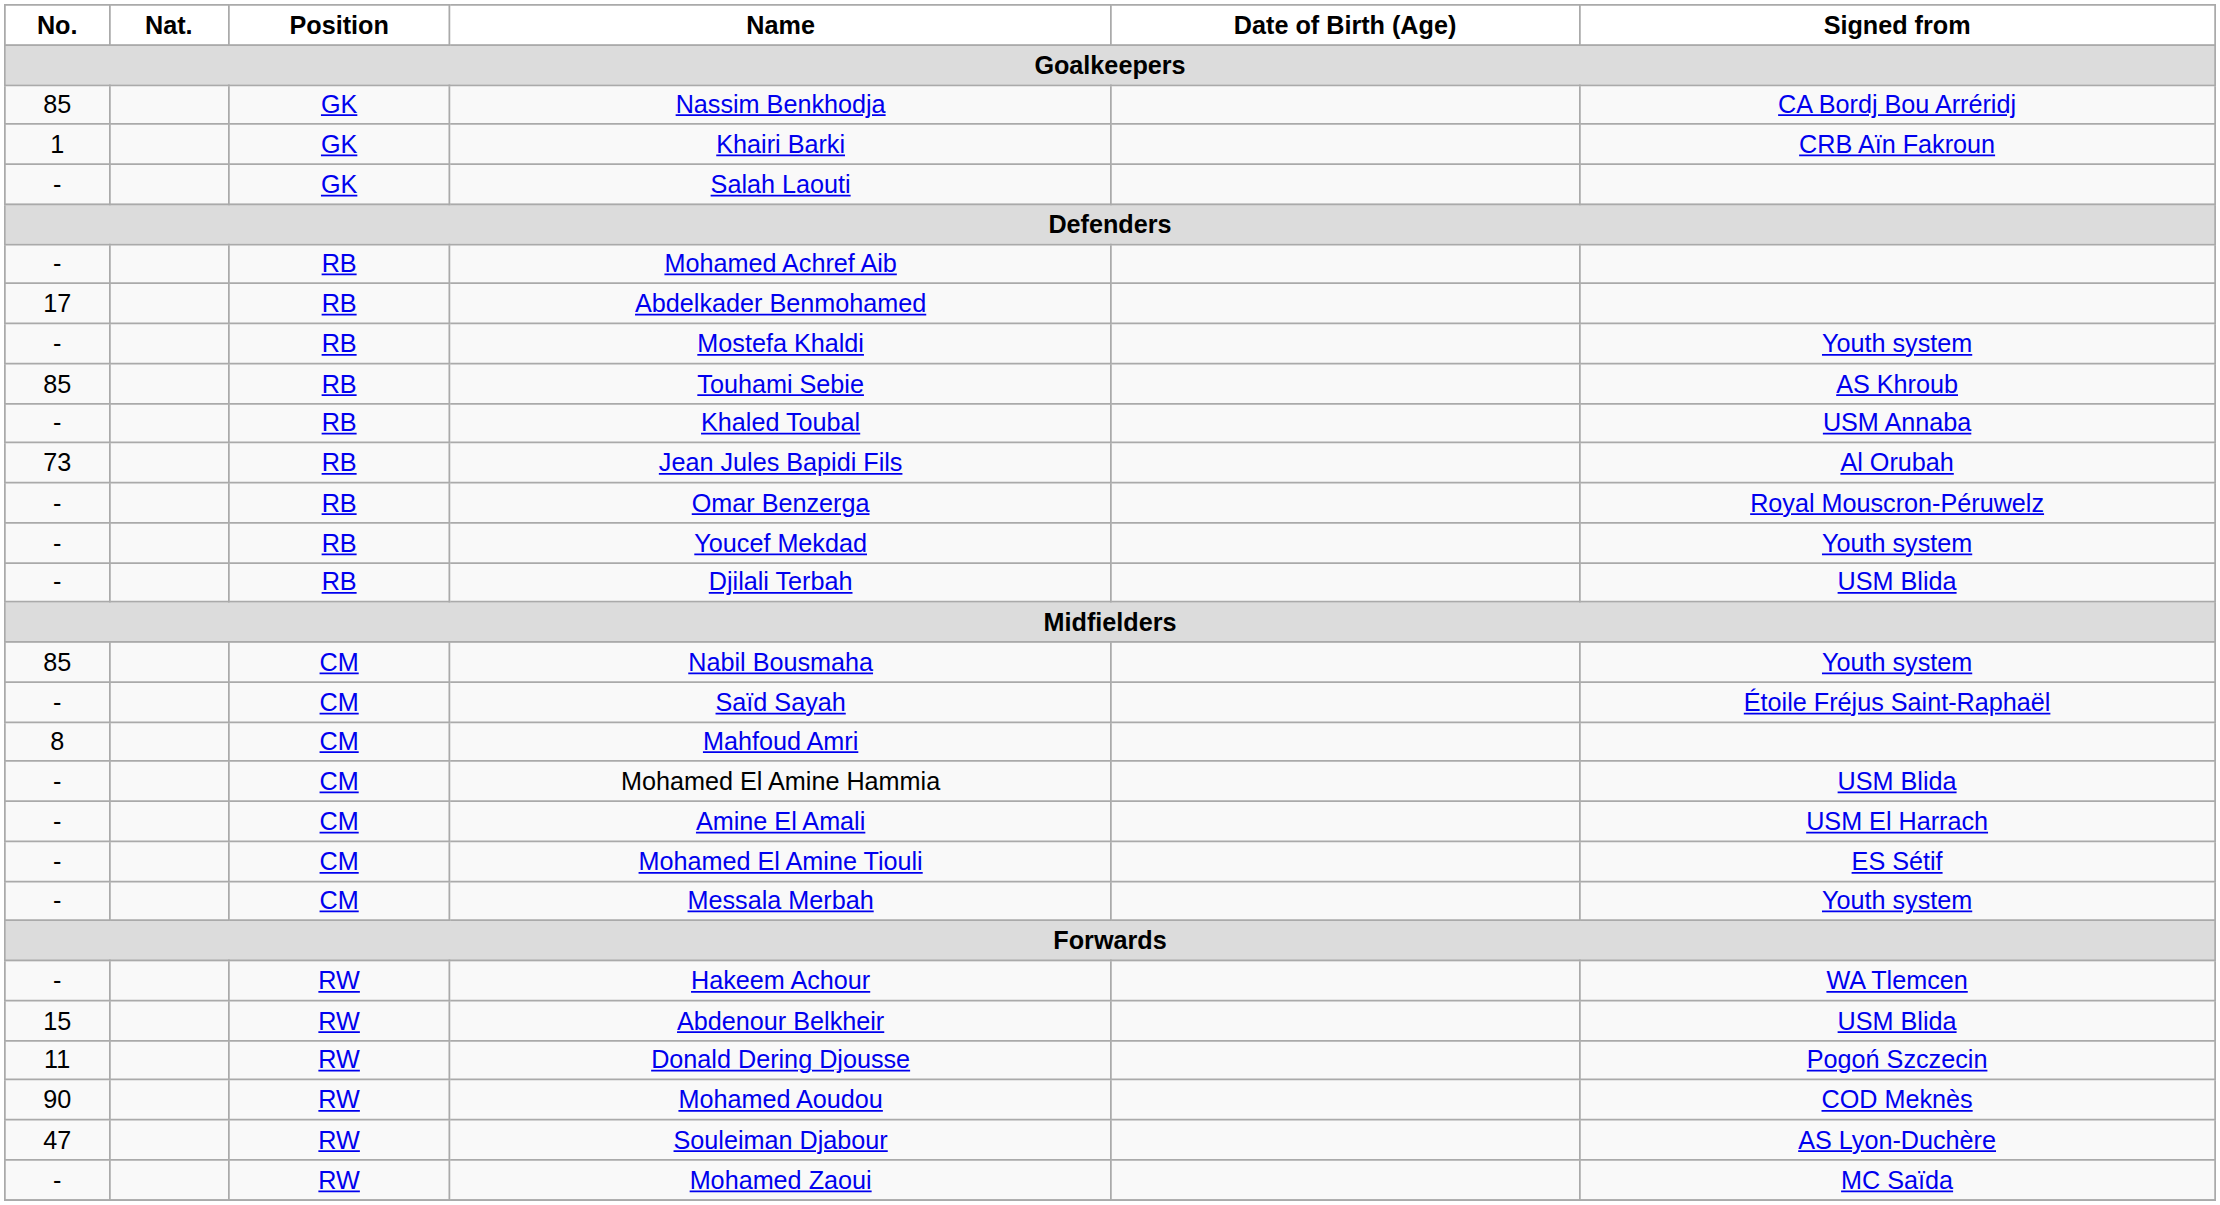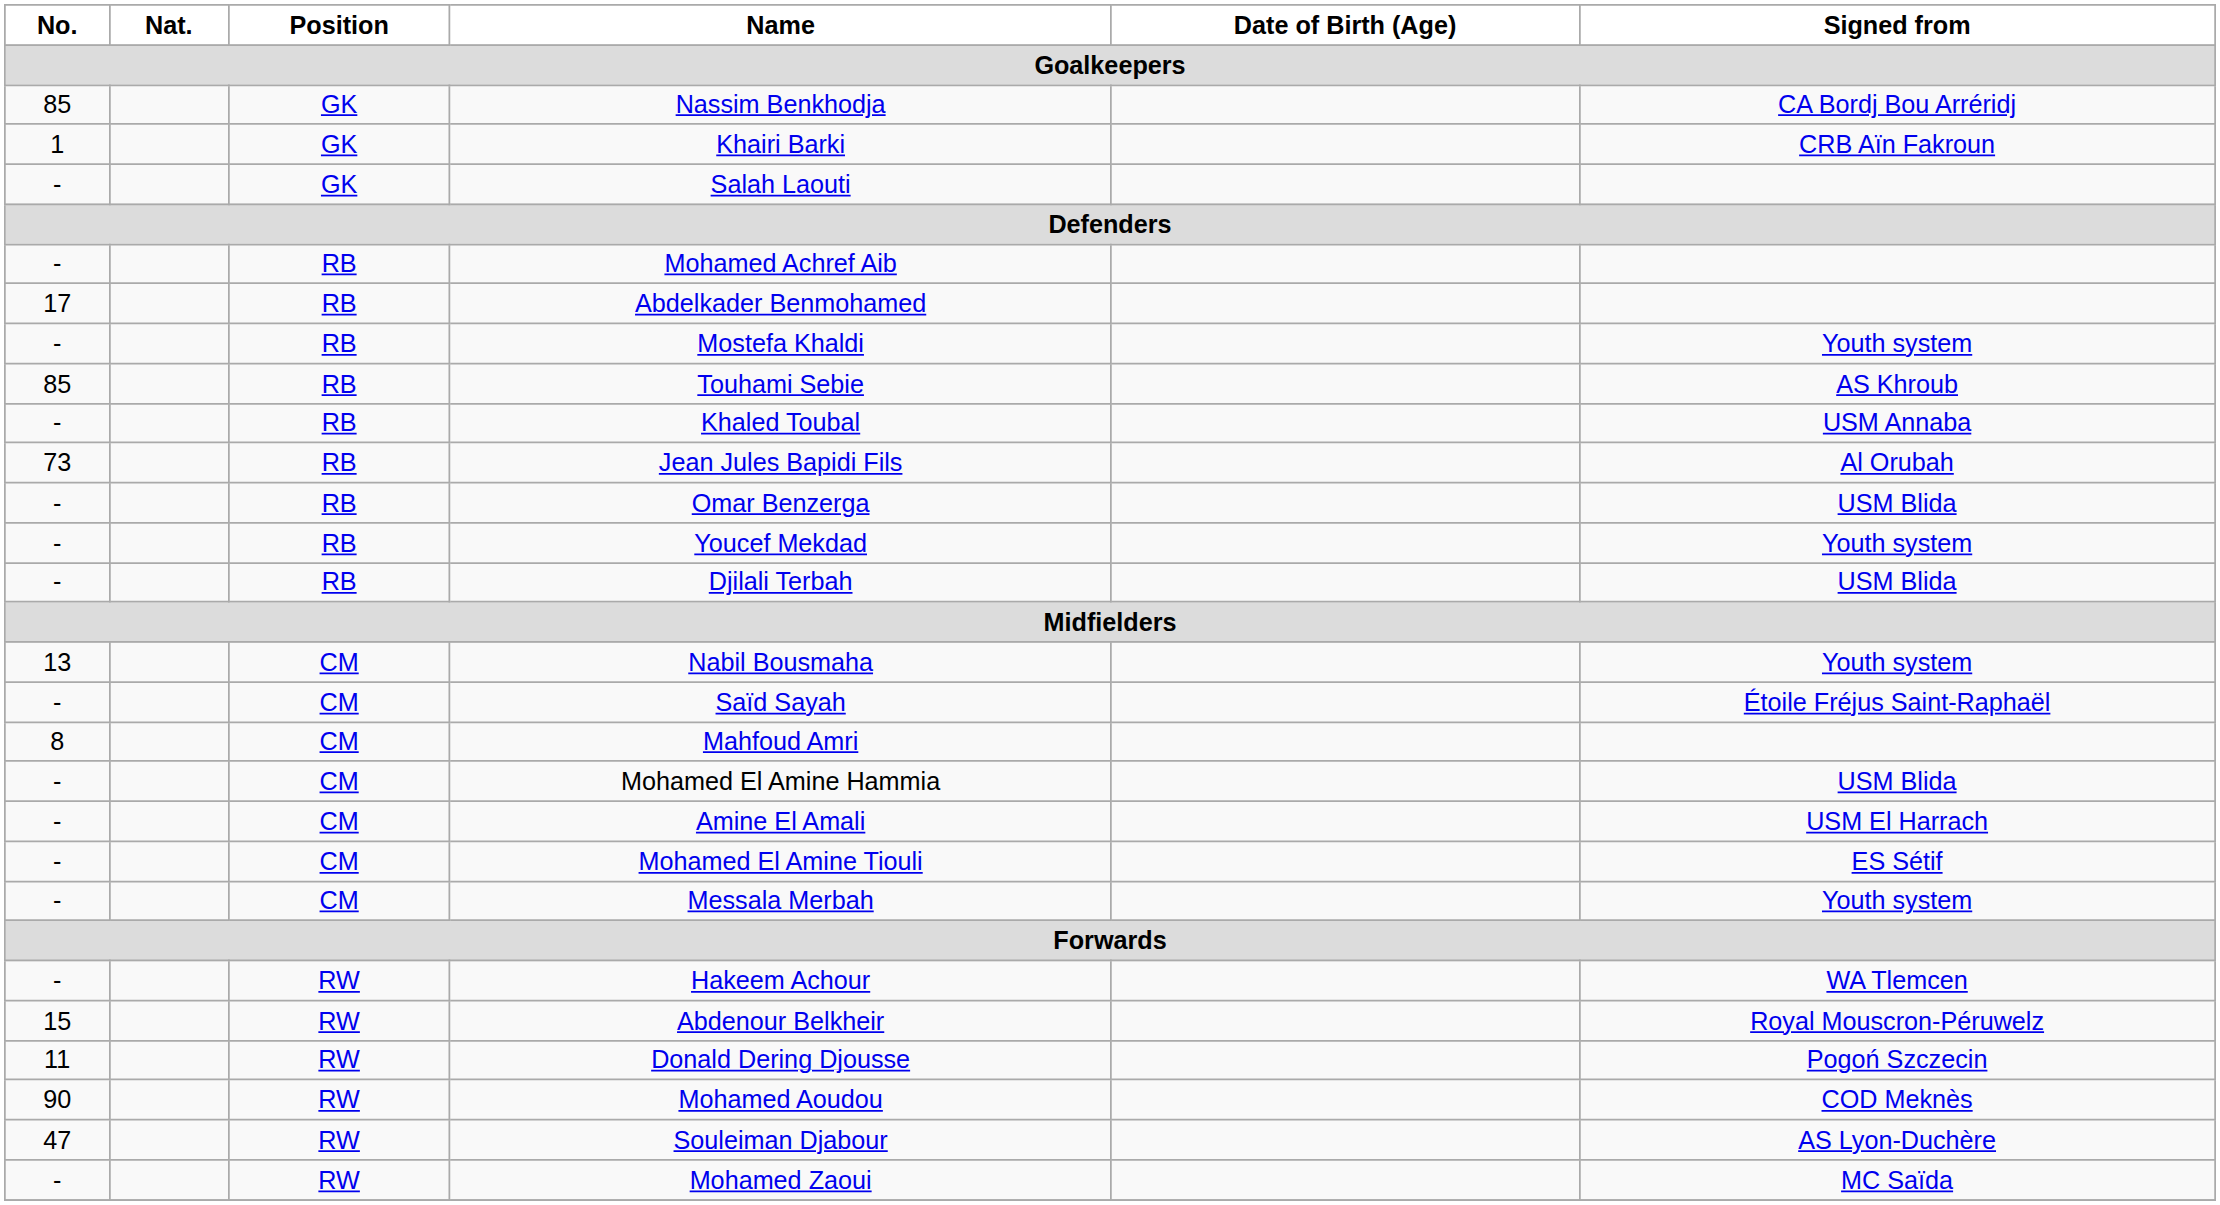(1897, 503) Royal Mouscron-Péruwelz -> (1897, 503) USM Blida
(57, 662) 85 -> (57, 662) 13
(1897, 1020) USM Blida -> (1897, 1020) Royal Mouscron-Péruwelz
